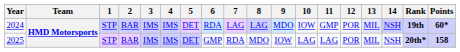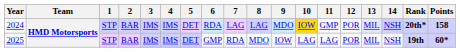(306, 25) no background -> (306, 25) gold background
(416, 25) 19th -> (416, 25) 20th*
(442, 25) 60* -> (442, 25) 158
(416, 39) 20th* -> (416, 39) 19th
(442, 39) 158 -> (442, 39) 60*
